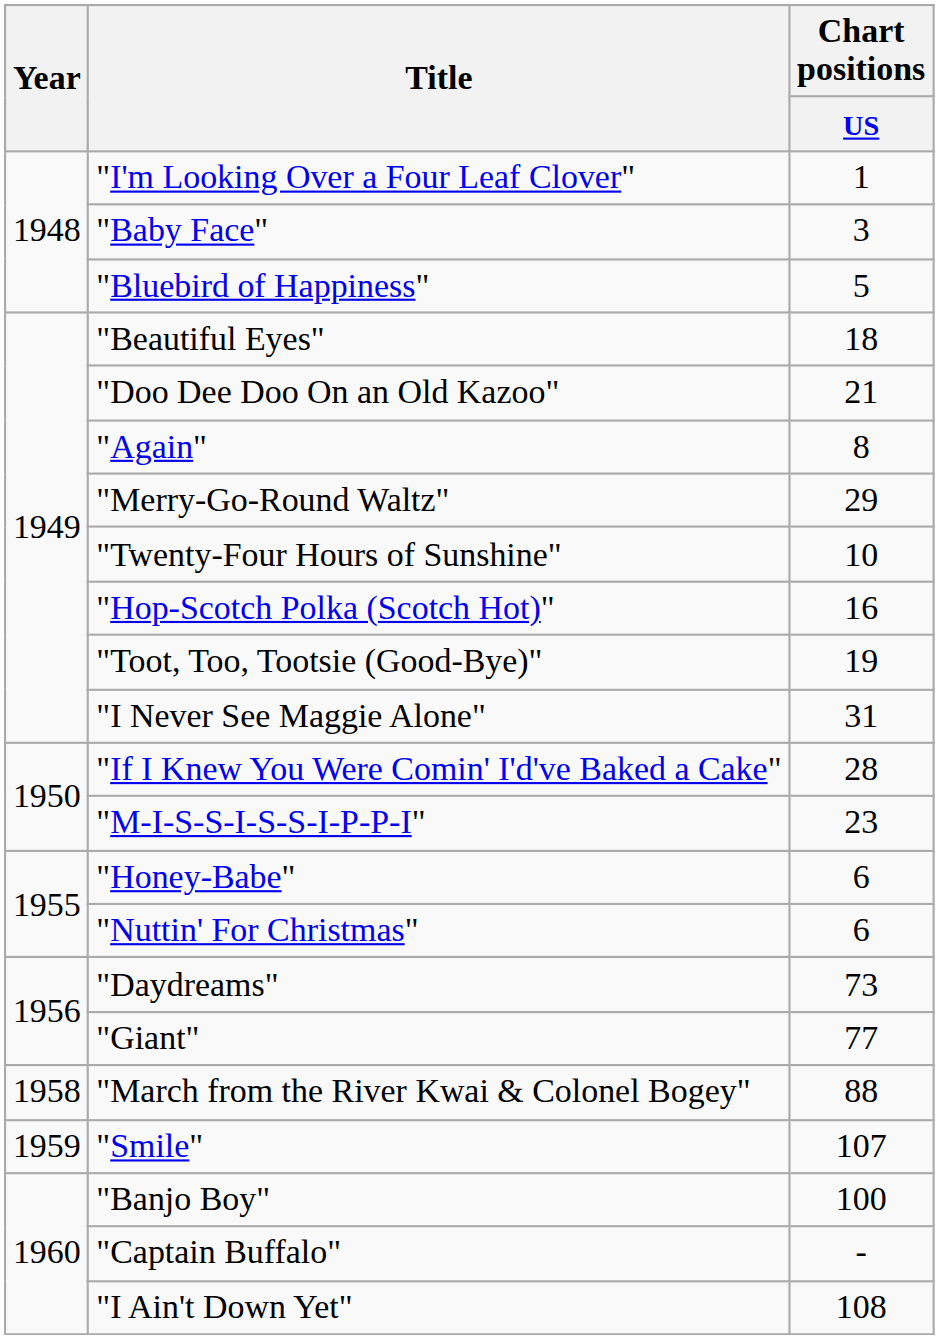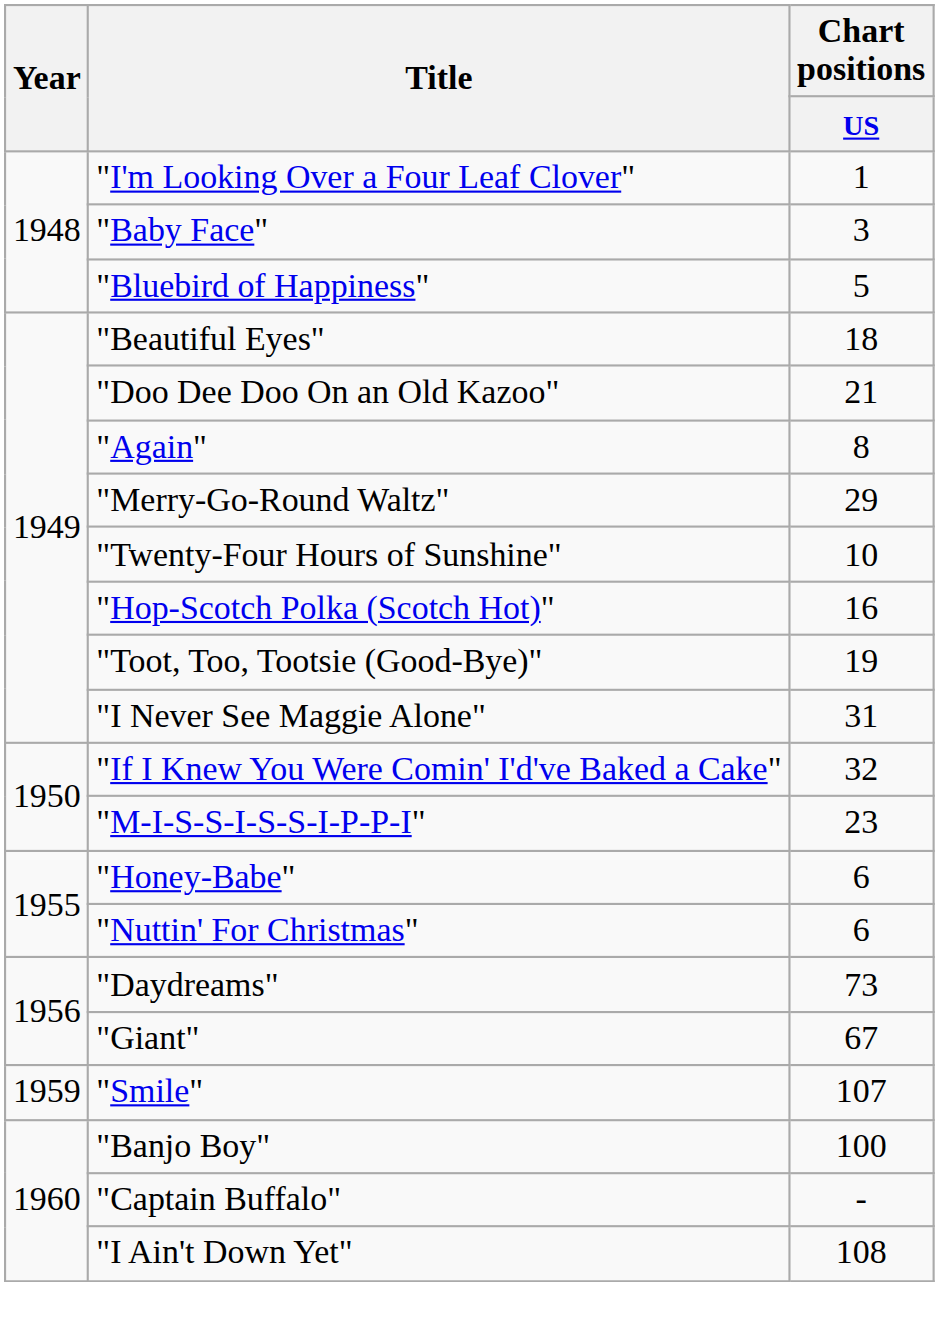(861, 768) 28 -> (861, 768) 32
(861, 1037) 77 -> (861, 1037) 67
- row: (423, 1091)
